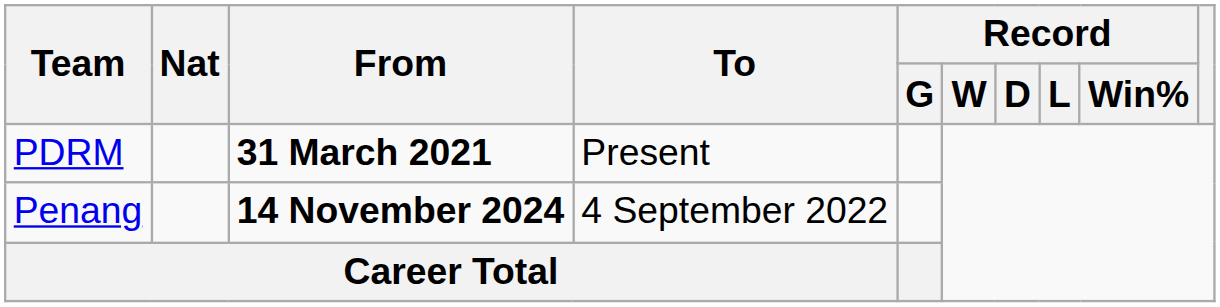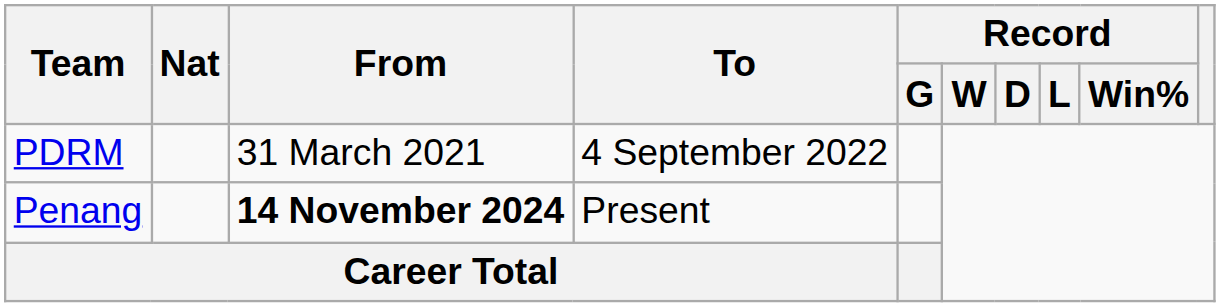(364, 152) bold -> (361, 152) normal
(646, 152) Present -> (735, 152) 4 September 2022
(735, 211) 4 September 2022 -> (646, 211) Present
